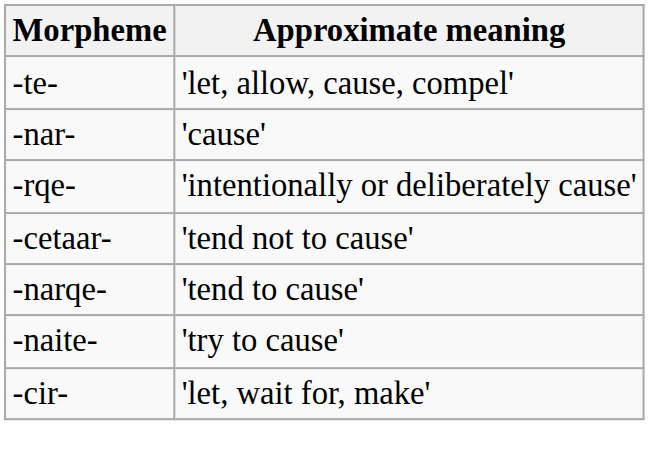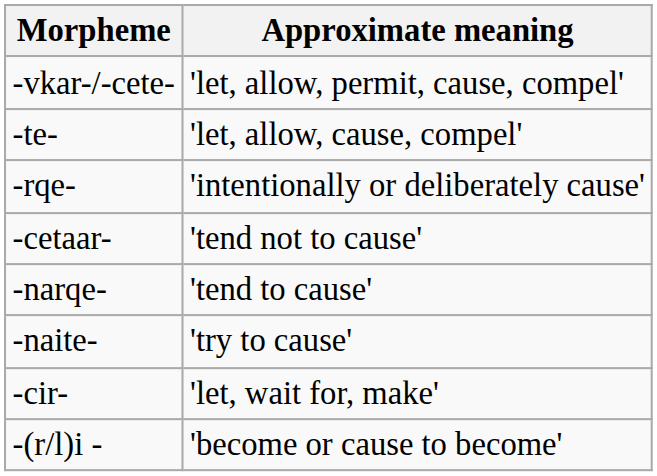+ row: (94, 82)
- row: (44, 133)
+ row: (57, 444)
